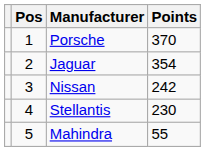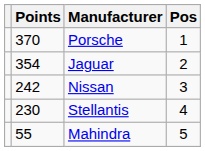columns swapped: (29, 16) <-> (174, 16)
